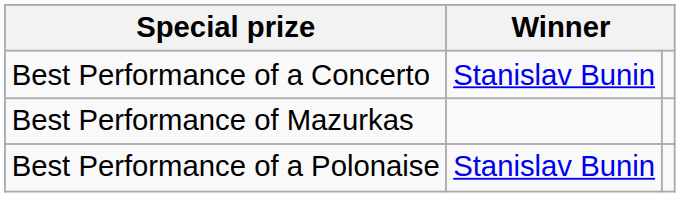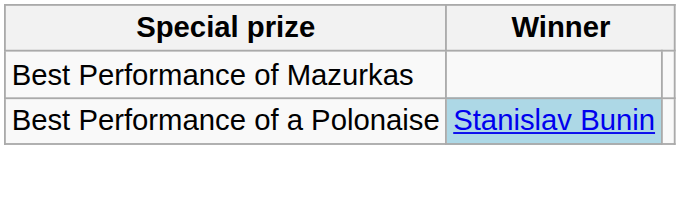- row: (221, 74)
(554, 167) no background -> (554, 120) lightblue background
